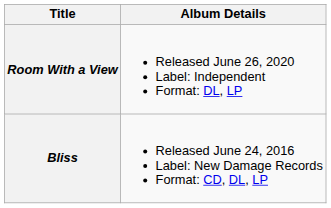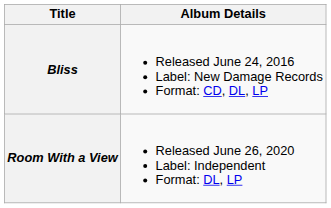rows swapped: (63, 158) <-> (63, 69)
